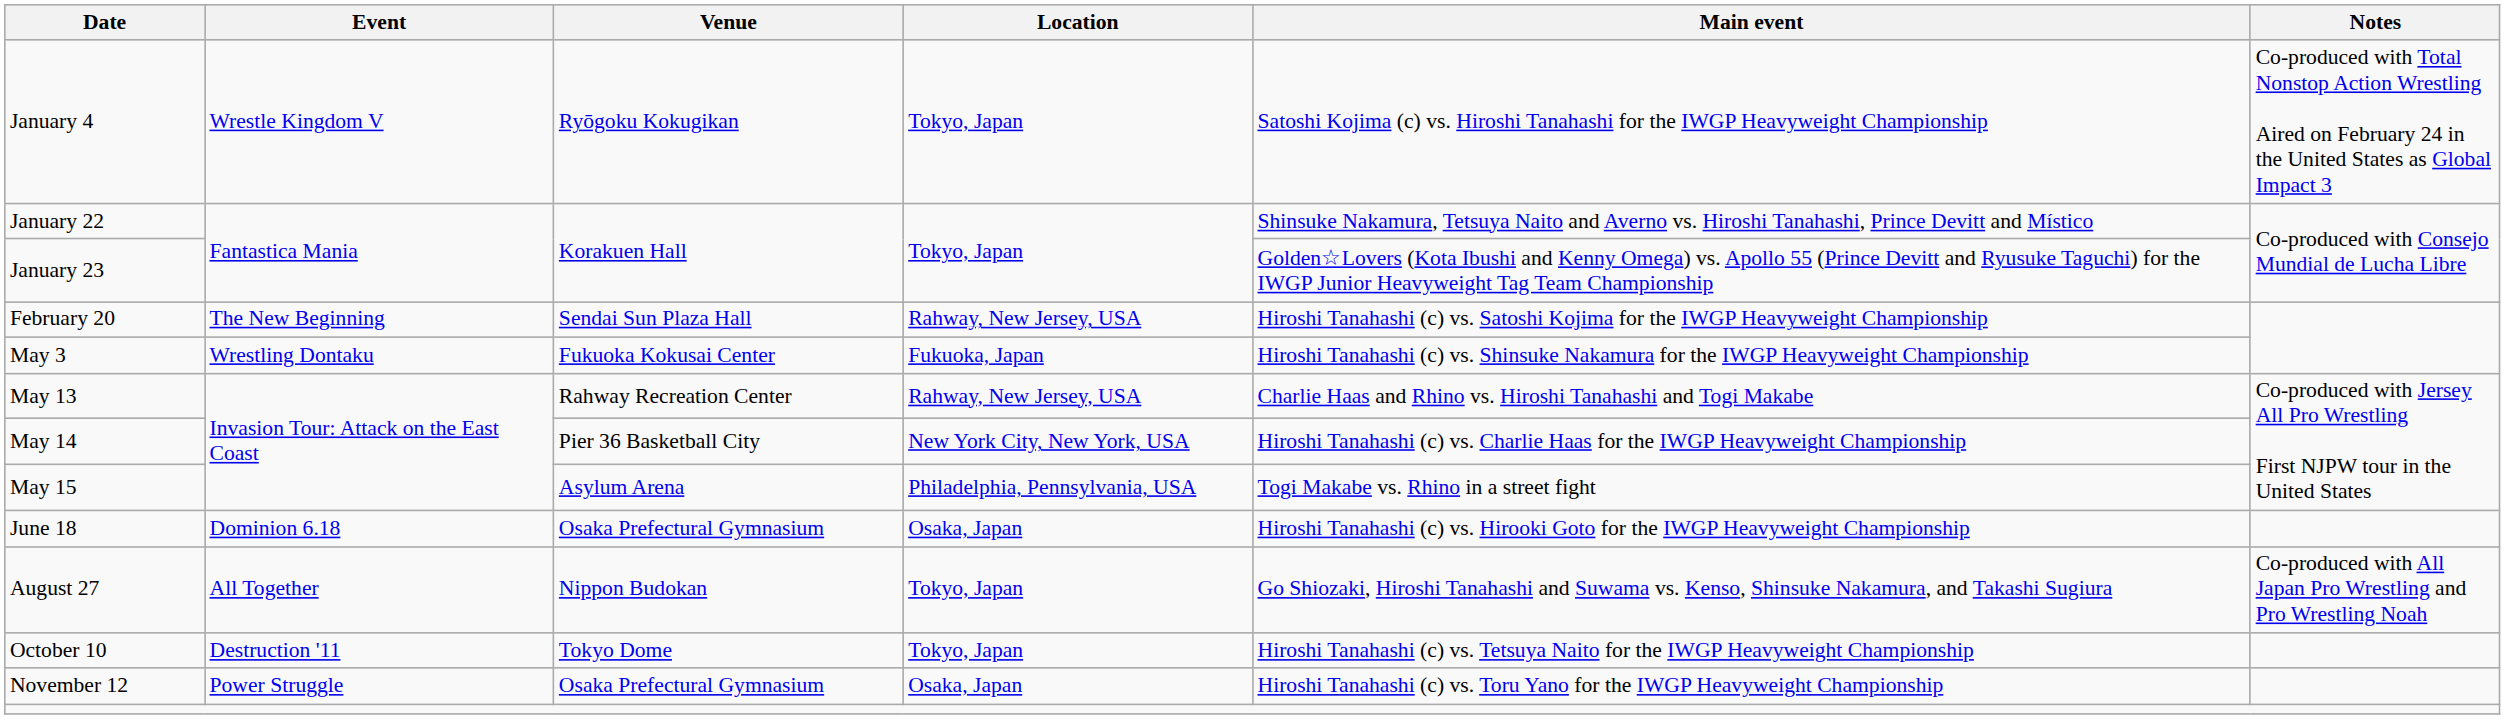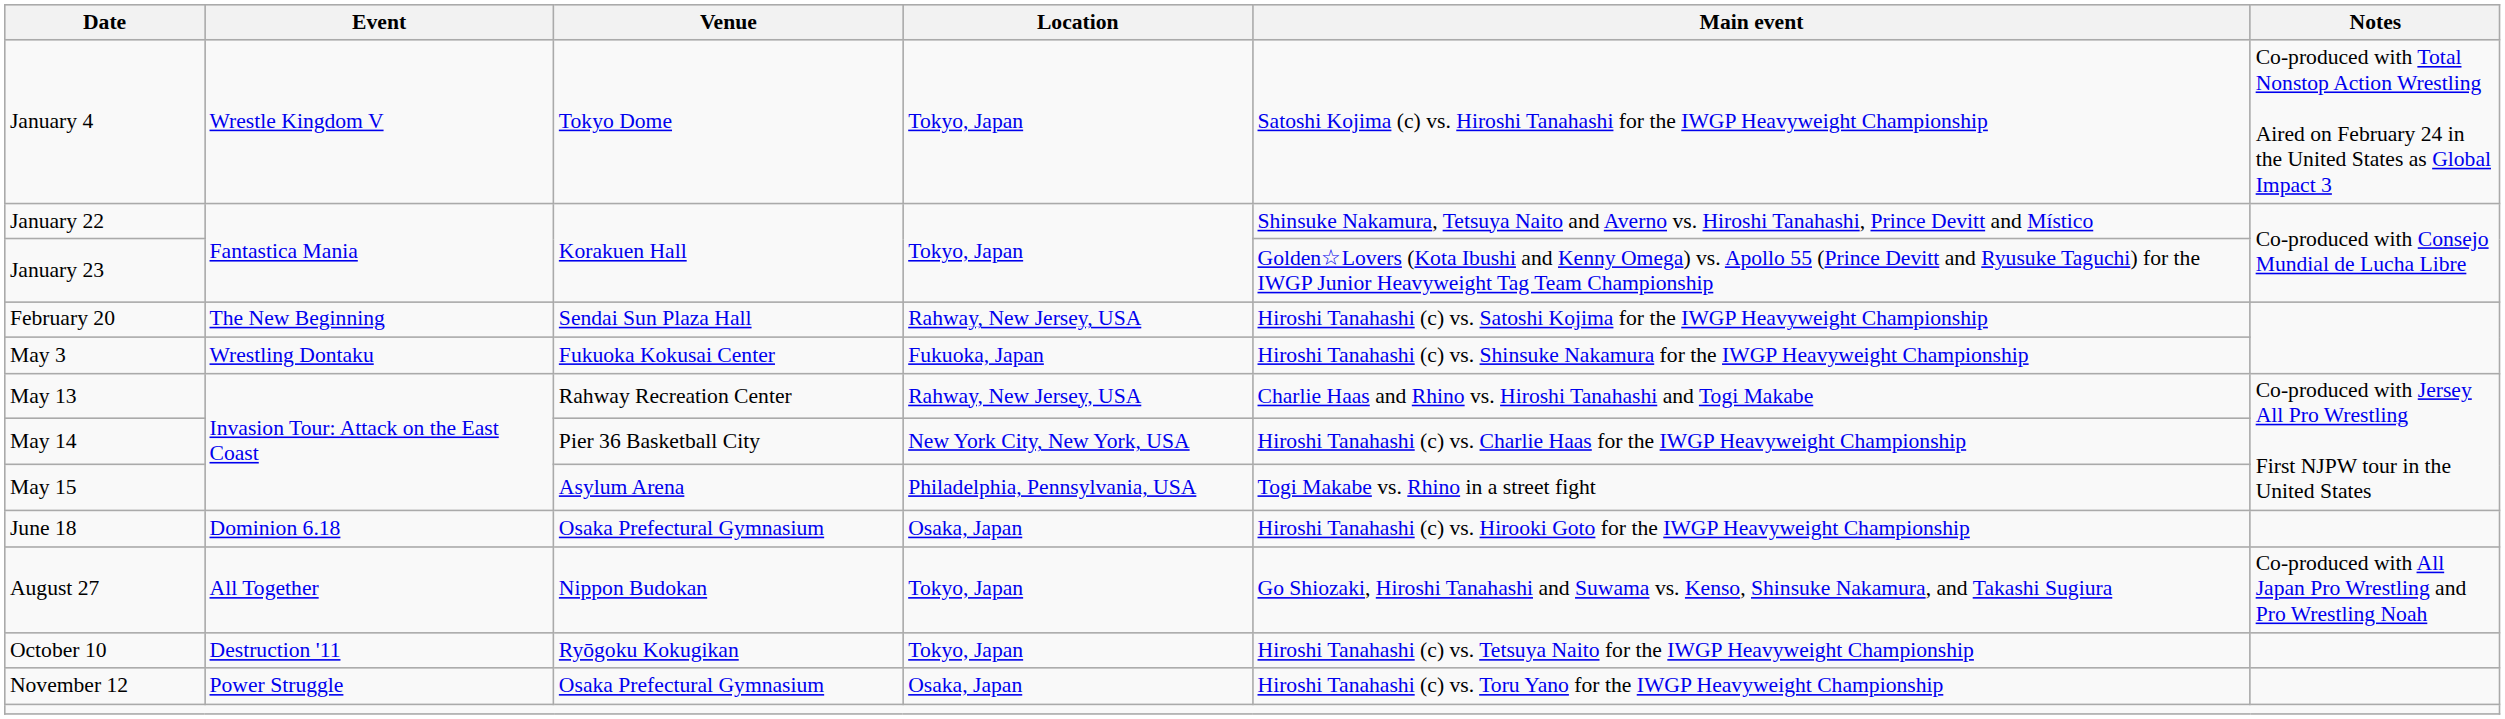(649, 121) Ryōgoku Kokugikan -> (615, 121) Tokyo Dome
(615, 649) Tokyo Dome -> (649, 649) Ryōgoku Kokugikan
